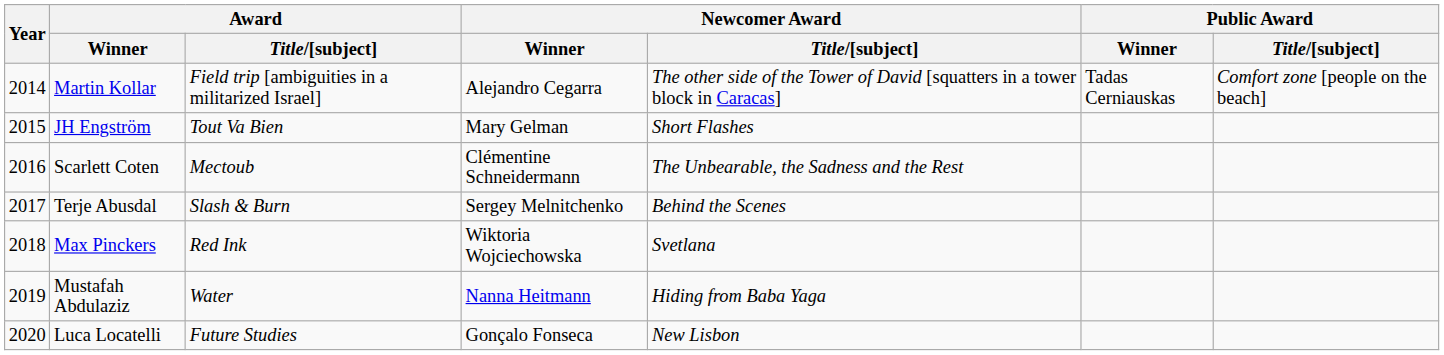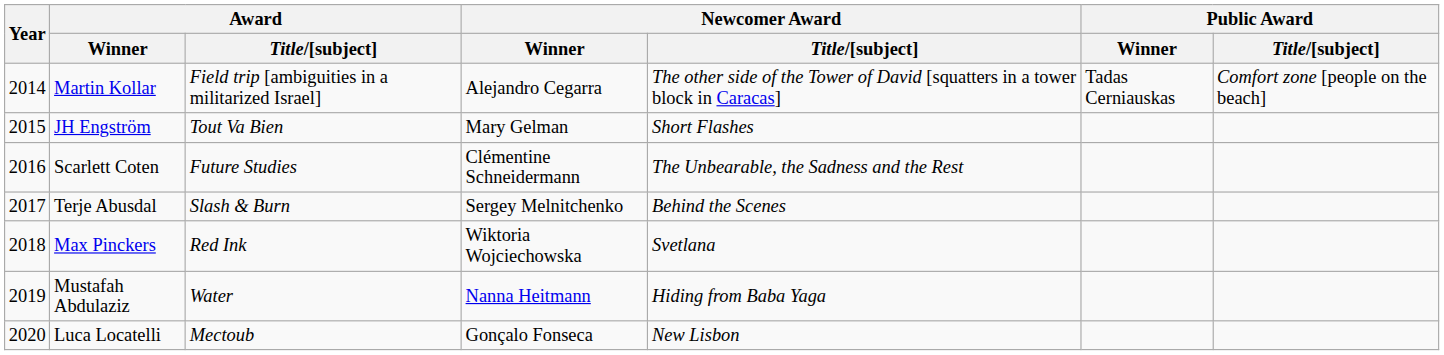(222, 166) Mectoub -> (243, 166) Future Studies
(243, 335) Future Studies -> (222, 335) Mectoub
